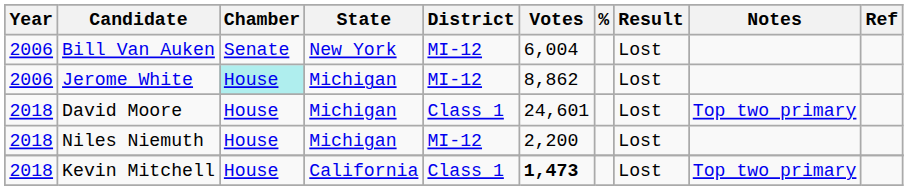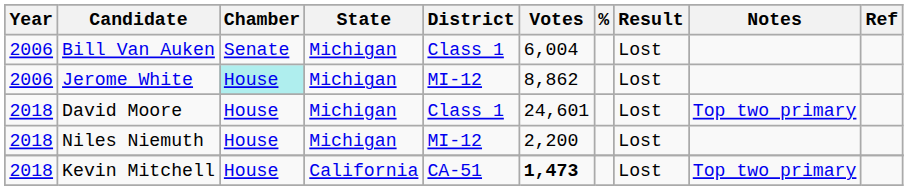(353, 50) New York -> (353, 50) Michigan
(455, 50) MI-12 -> (466, 50) Class 1
(466, 170) Class 1 -> (455, 170) CA-51
